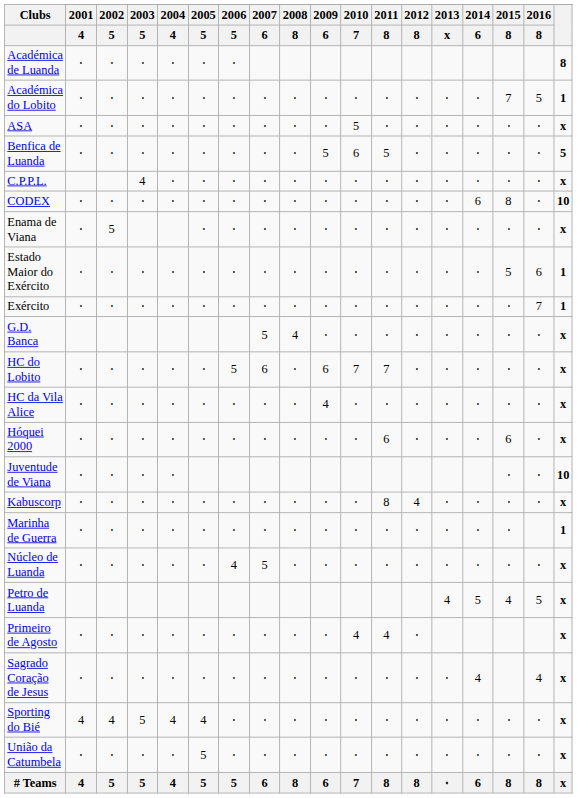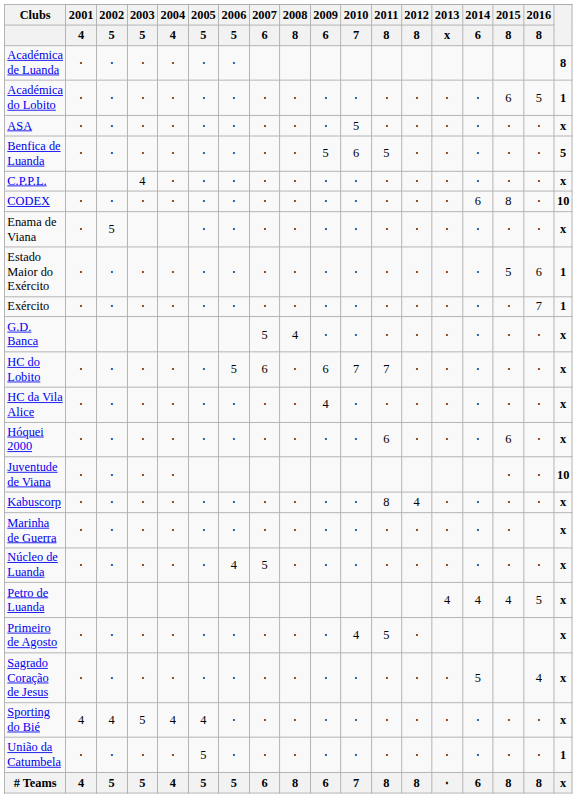(508, 98) 7 -> (508, 98) 6
(563, 530) 1 -> (563, 530) x
(478, 600) 5 -> (478, 600) 4
(386, 635) 4 -> (386, 635) 5
(478, 677) 4 -> (478, 677) 5
(563, 755) x -> (563, 755) 1
